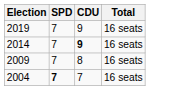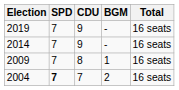+ column: (116, 12)
(80, 45) bold -> (80, 45) normal
